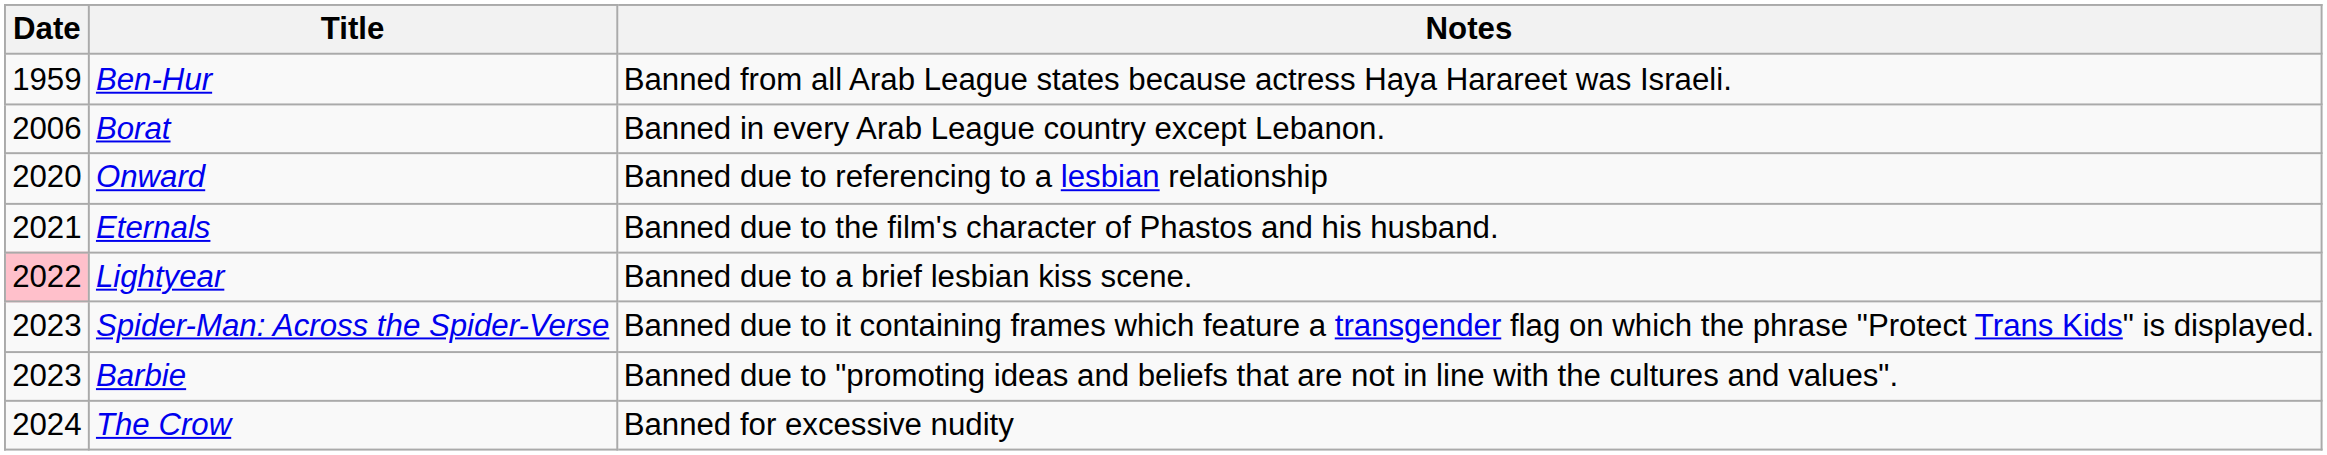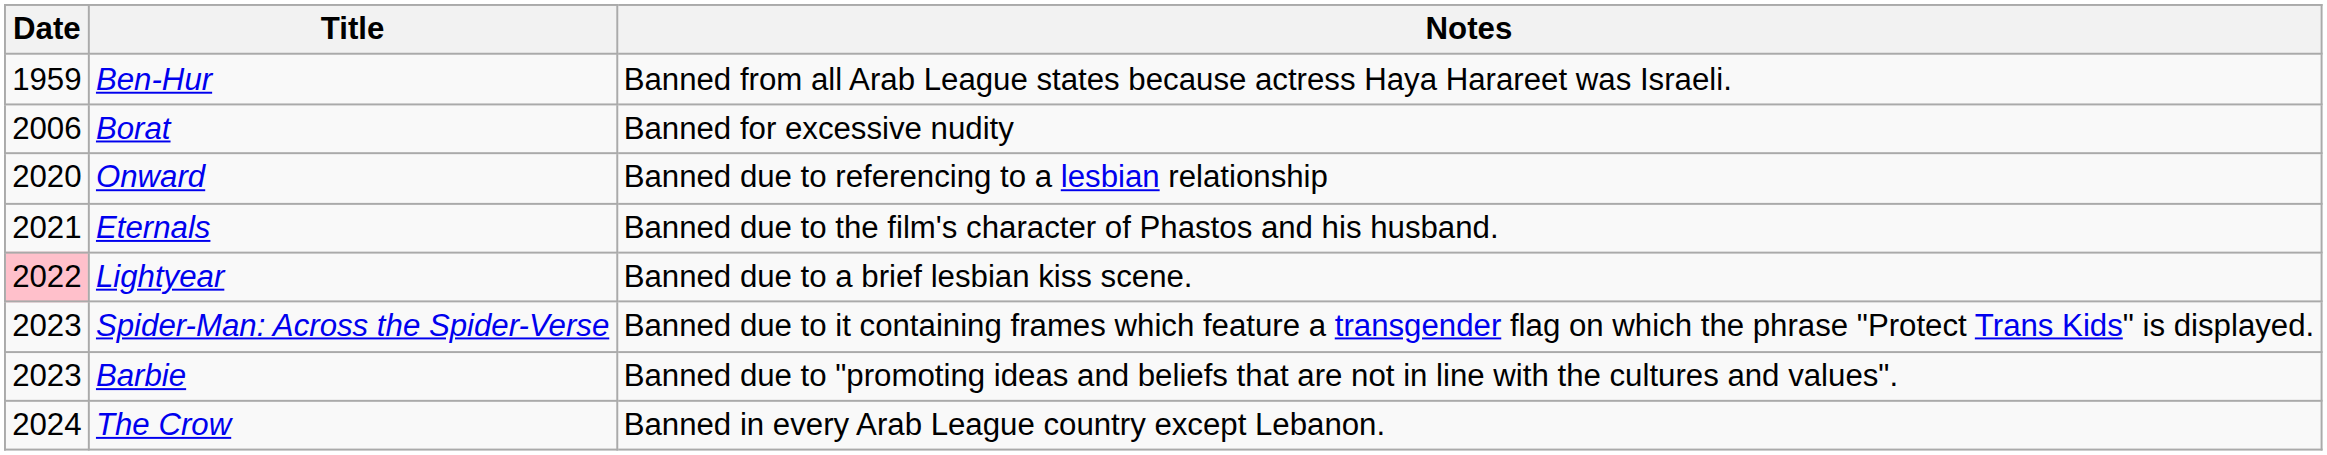(1004, 128) Banned in every Arab League country except Lebanon. -> (819, 128) Banned for excessive nudity
(819, 425) Banned for excessive nudity -> (1004, 425) Banned in every Arab League country except Lebanon.
